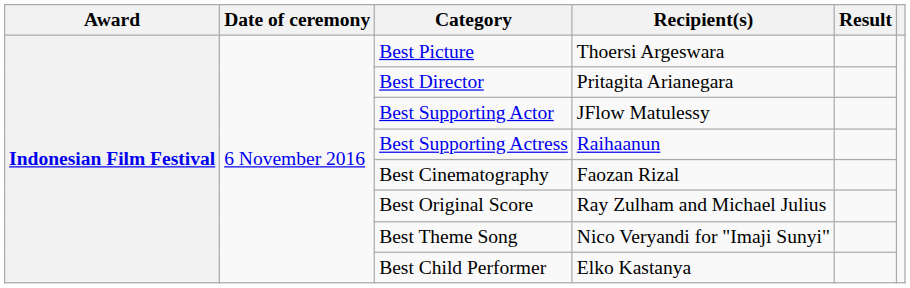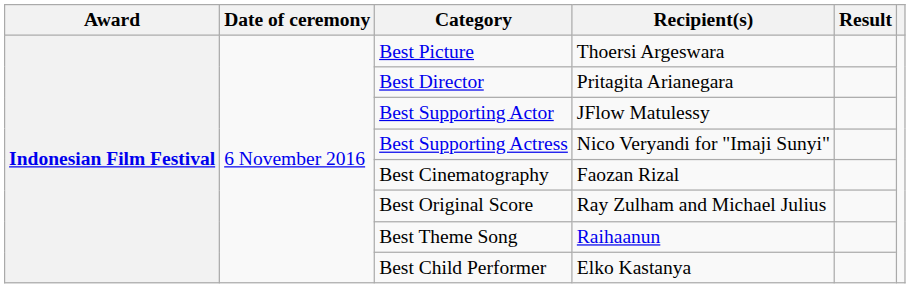(619, 143) Raihaanun -> (703, 143) Nico Veryandi for "Imaji Sunyi"
(703, 236) Nico Veryandi for "Imaji Sunyi" -> (619, 236) Raihaanun
